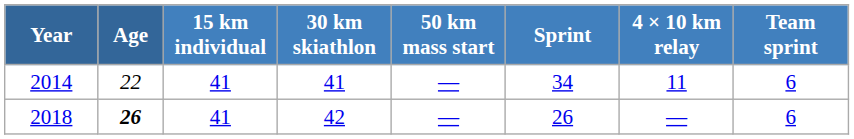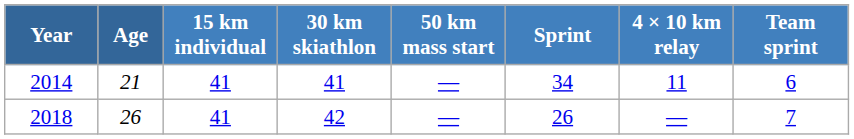(131, 81) 22 -> (131, 81) 21
(131, 116) bold -> (131, 116) normal
(791, 116) 6 -> (791, 116) 7
